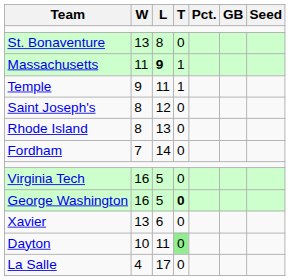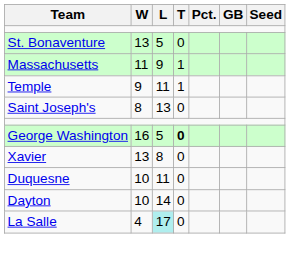(159, 43) 8 -> (159, 43) 5
(159, 64) bold -> (159, 64) normal
(163, 107) 12 -> (163, 107) 13
- row: (48, 129)
- row: (35, 150)
- row: (46, 178)
(159, 221) 6 -> (159, 157) 8
+ row: (39, 178)
(163, 243) 11 -> (163, 200) 14
(181, 243) lightgreen background -> (181, 200) no background
(163, 265) no background -> (163, 221) paleturquoise background
